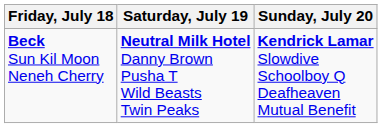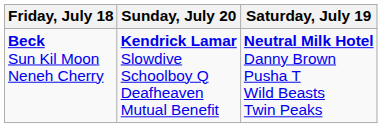columns swapped: (186, 16) <-> (316, 16)
